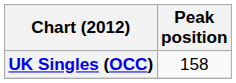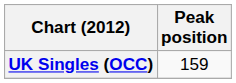(194, 64) 158 -> (194, 64) 159
